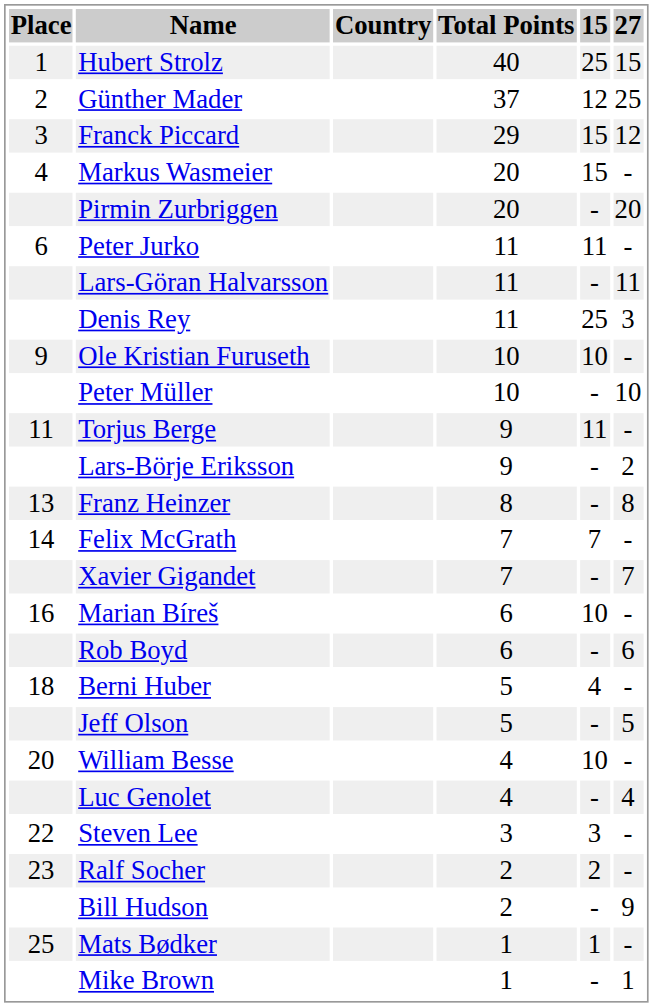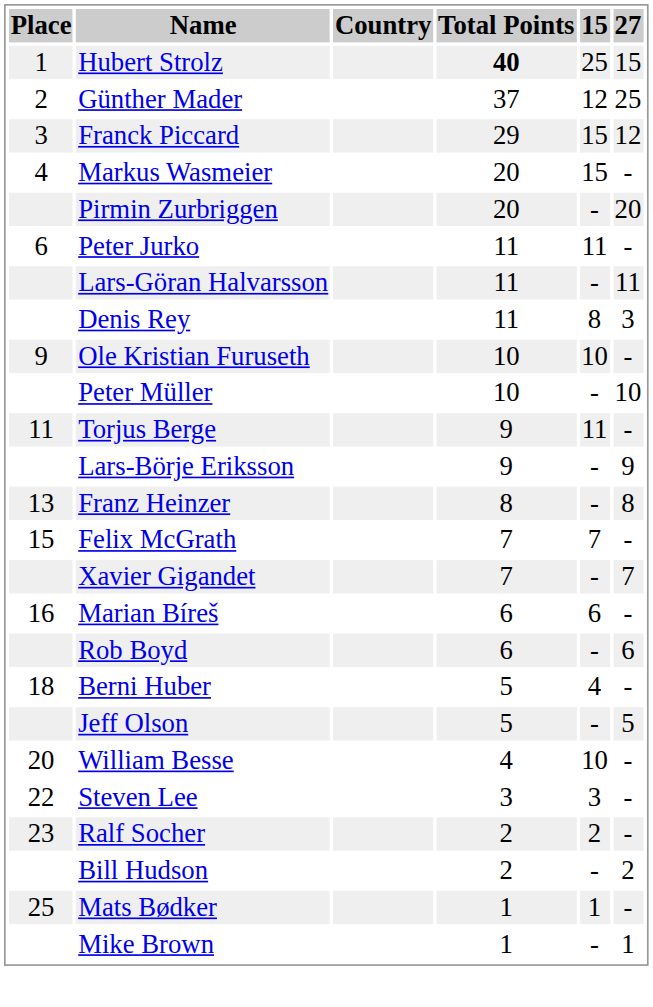(506, 62) normal -> (506, 62) bold
(595, 319) 25 -> (595, 319) 8
(628, 466) 2 -> (628, 466) 9
(41, 539) 14 -> (41, 539) 15
(595, 613) 10 -> (595, 613) 6
- row: (145, 796)
(628, 907) 9 -> (628, 870) 2
